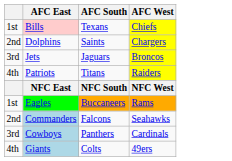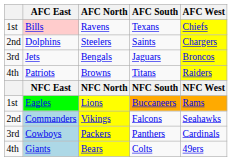+ column: (104, 12)
